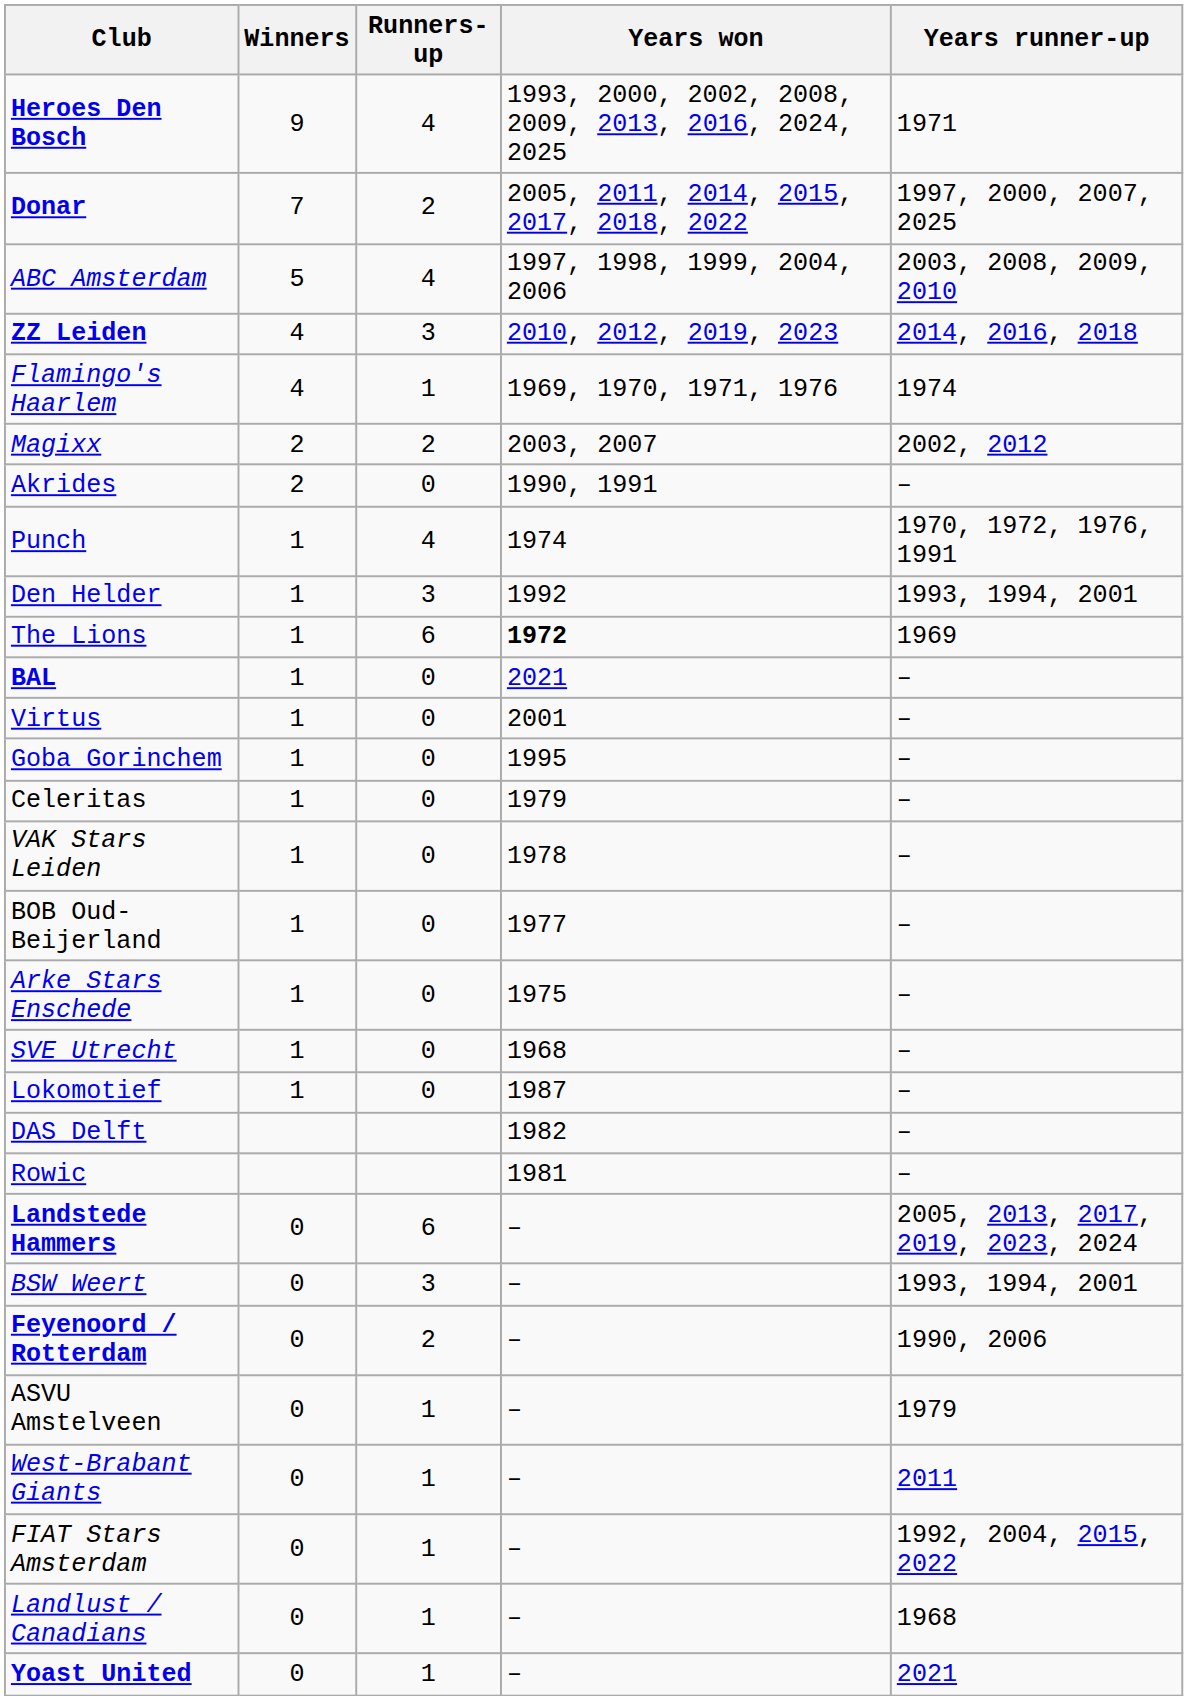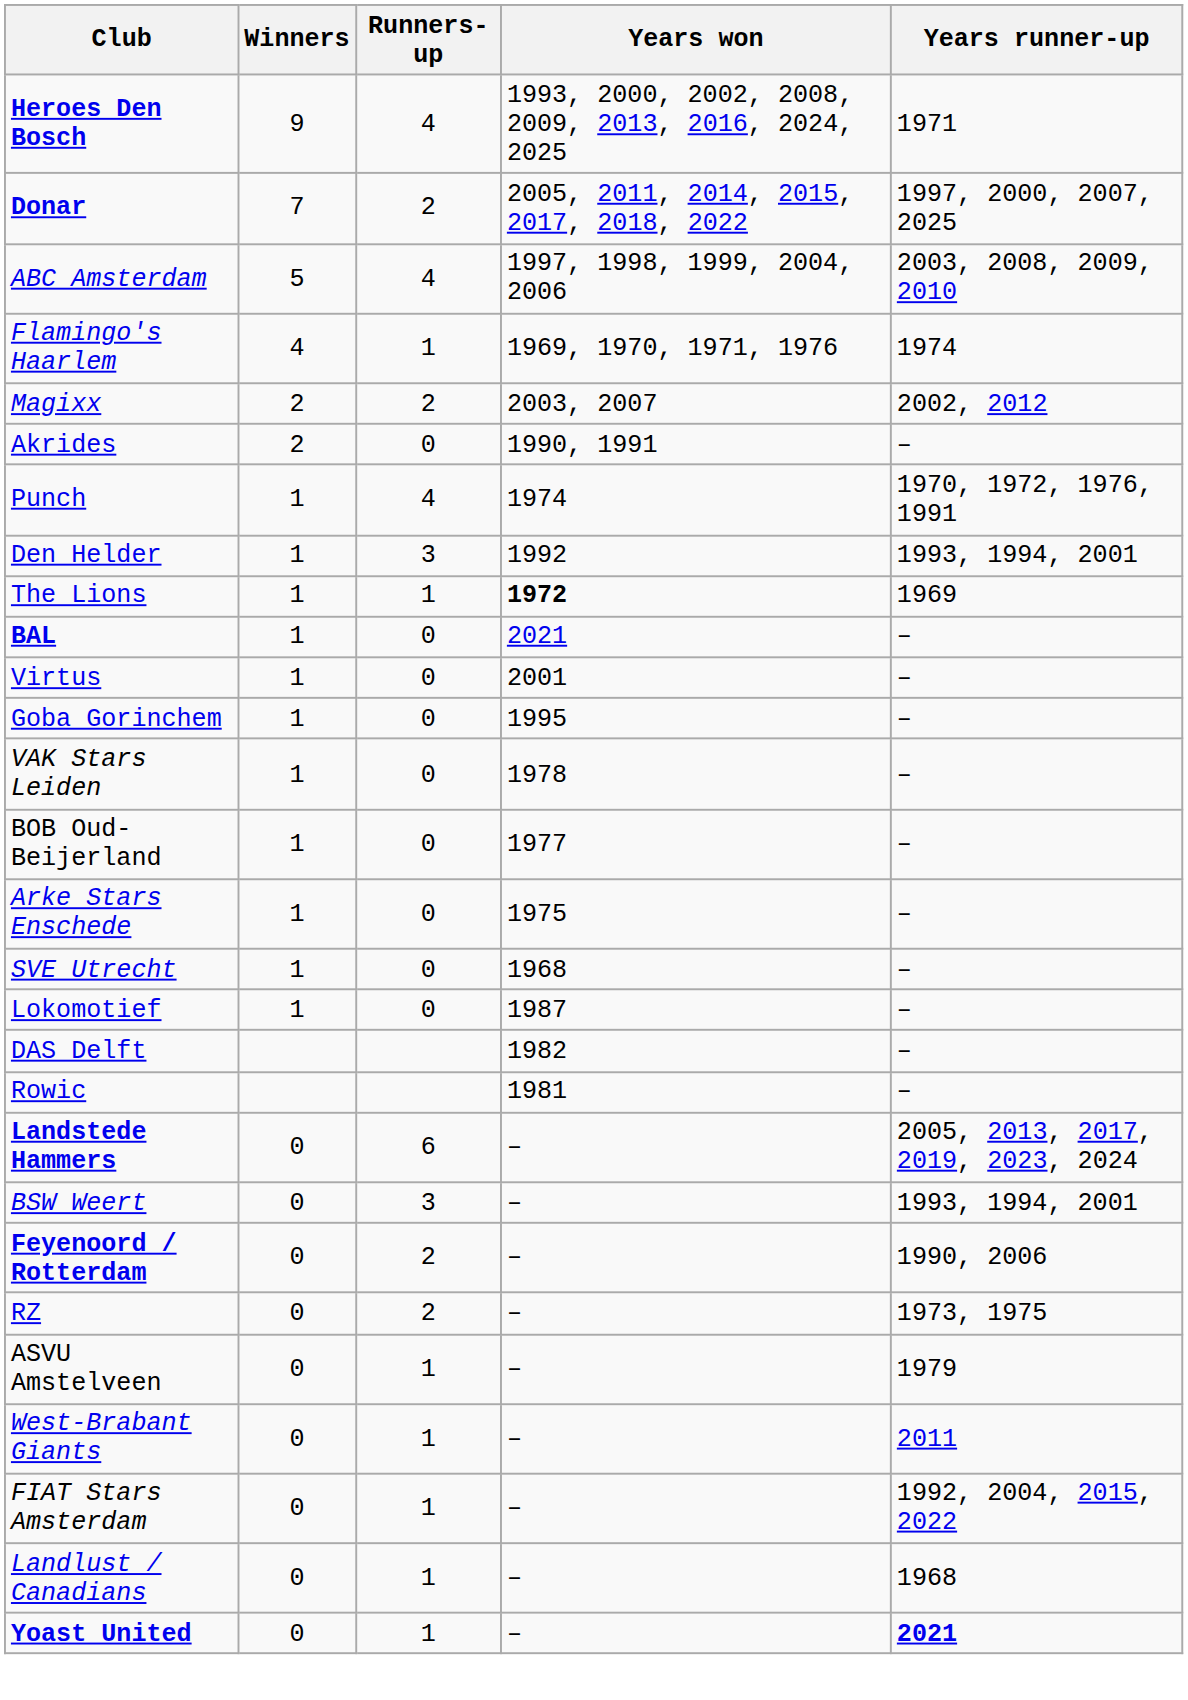- row: (79, 334)
(428, 637) 6 -> (428, 596) 1
- row: (79, 801)
+ row: (26, 1313)
(927, 1674) normal -> (927, 1634) bold
